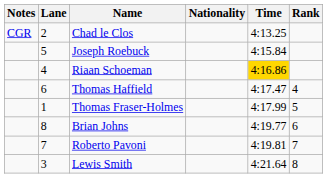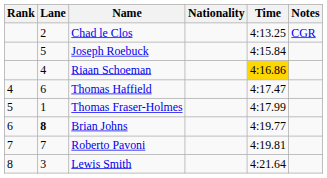columns swapped: (306, 13) <-> (21, 13)
(44, 126) normal -> (43, 126) bold
